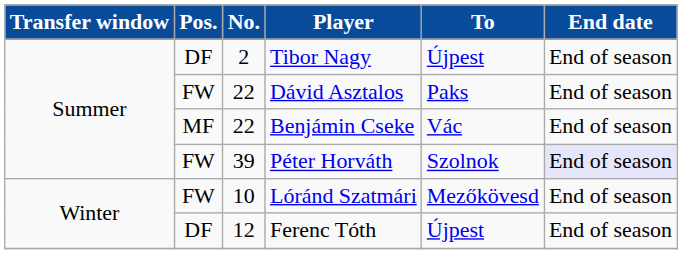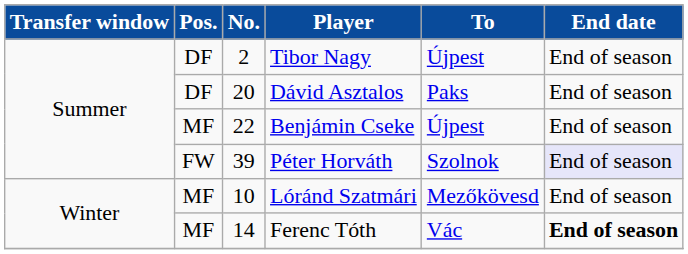(198, 91) FW -> (198, 91) DF
(244, 91) 22 -> (244, 91) 20
(444, 126) Vác -> (455, 126) Újpest
(198, 195) FW -> (198, 195) MF
(198, 230) DF -> (198, 230) MF
(244, 230) 12 -> (244, 230) 14
(455, 230) Újpest -> (444, 230) Vác
(610, 230) normal -> (614, 230) bold
